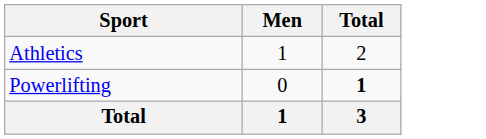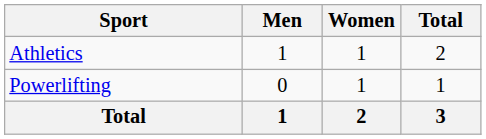+ column: (361, 20)
(361, 85) bold -> (441, 85) normal
